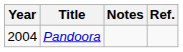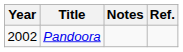(22, 36) 2004 -> (22, 36) 2002
